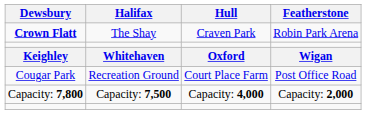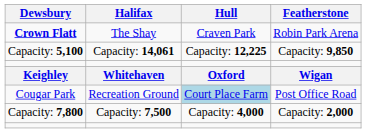+ row: (45, 51)
(226, 75) no background -> (226, 94) lightblue background
